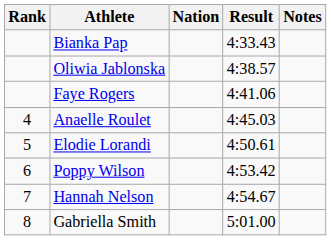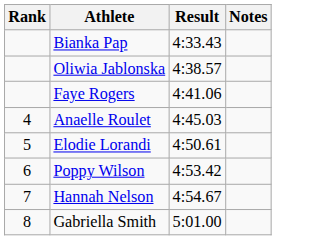- column: (196, 17)
